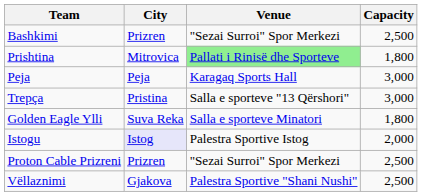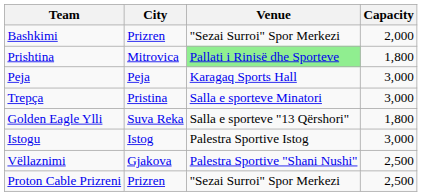(399, 35) 2,500 -> (399, 35) 2,000
(269, 98) Salla e sporteve "13 Qërshori" -> (256, 98) Salla e sporteve Minatori
(256, 118) Salla e sporteve Minatori -> (269, 118) Salla e sporteve "13 Qërshori"
(140, 139) lavender background -> (140, 139) no background
(399, 139) 2,000 -> (399, 139) 3,000
rows swapped: (64, 160) <-> (37, 181)
